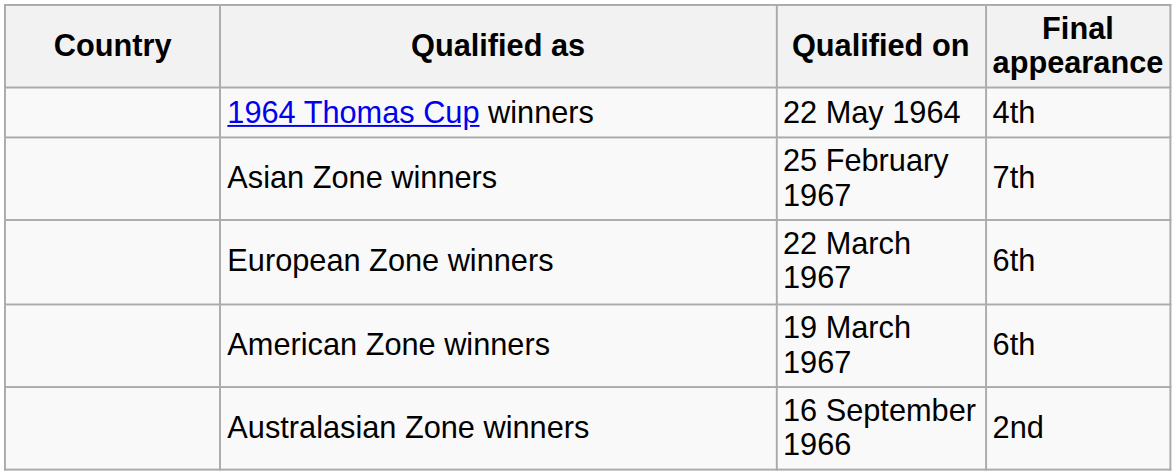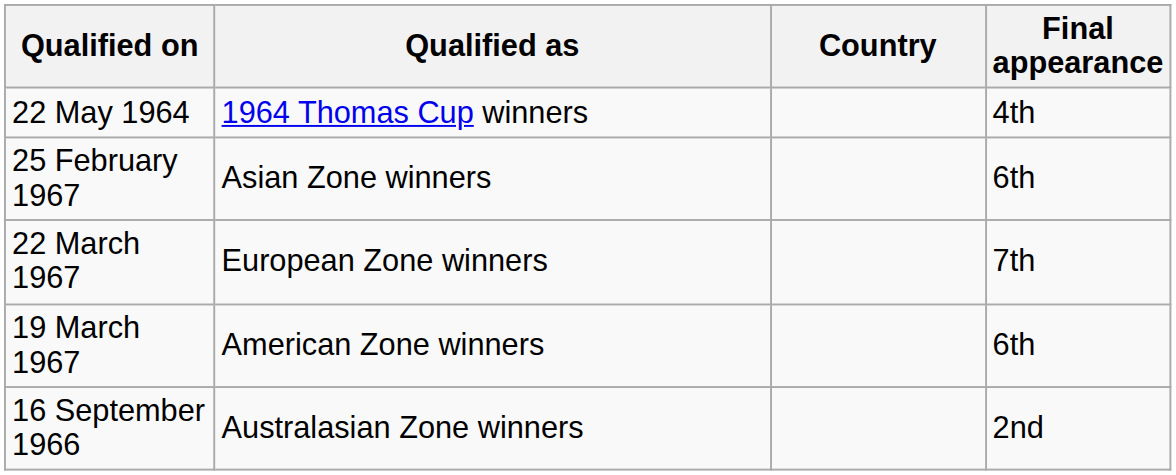columns swapped: (113, 46) <-> (881, 46)
(1014, 178) 7th -> (1014, 178) 6th
(1014, 261) 6th -> (1014, 261) 7th
